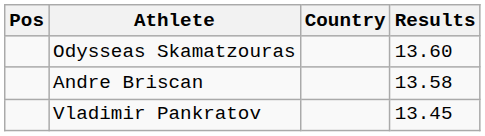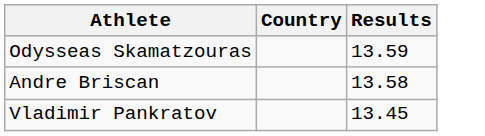- column: (27, 20)
(424, 52) 13.60 -> (380, 52) 13.59
